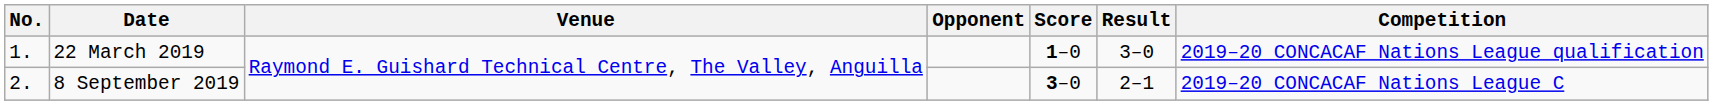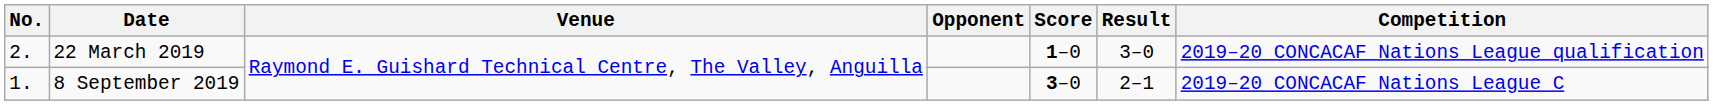(21, 52) 1. -> (21, 52) 2.
(21, 84) 2. -> (21, 84) 1.
